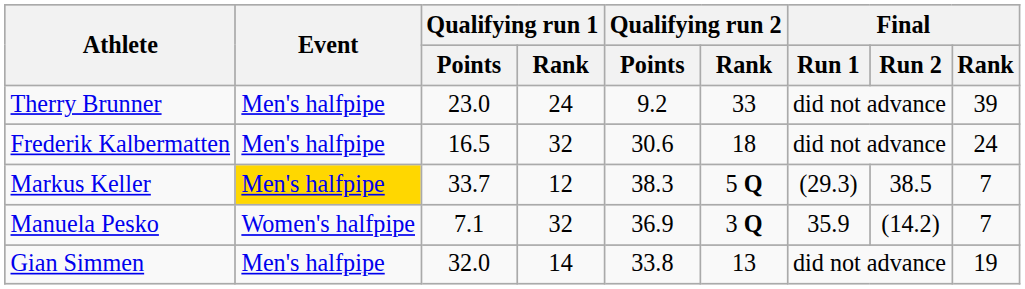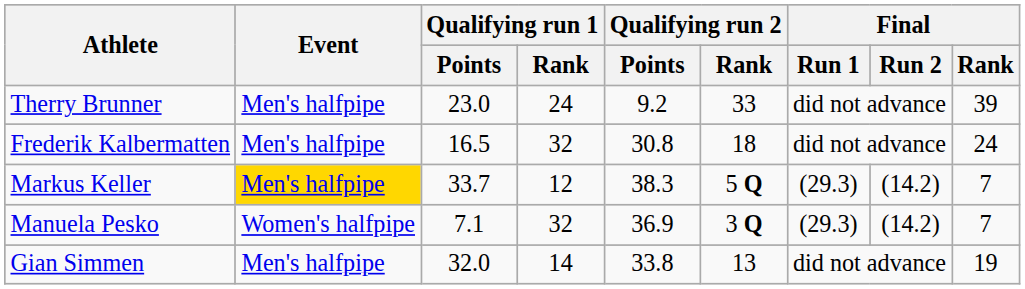(652, 144) 30.6 -> (652, 144) 30.8
(911, 184) 38.5 -> (911, 184) (14.2)
(828, 224) 35.9 -> (828, 224) (29.3)
